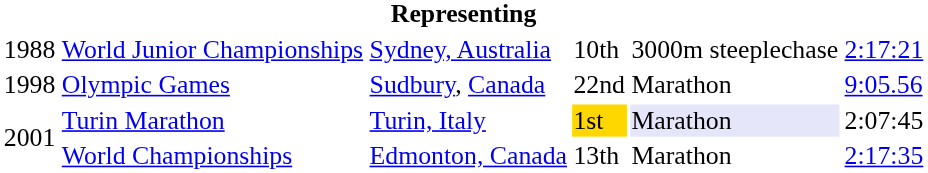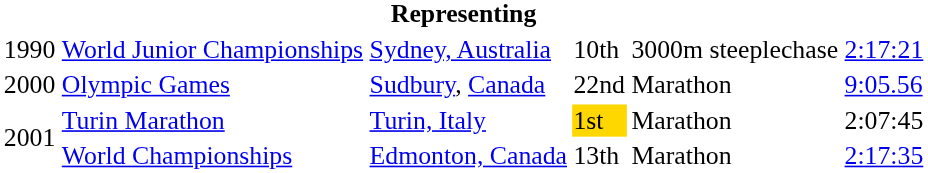(30, 49) 1988 -> (30, 49) 1990
(30, 84) 1998 -> (30, 84) 2000
(681, 120) lavender background -> (681, 120) no background
